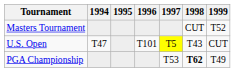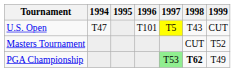rows swapped: (46, 28) <-> (27, 44)
(171, 59) no background -> (171, 59) lightgreen background
